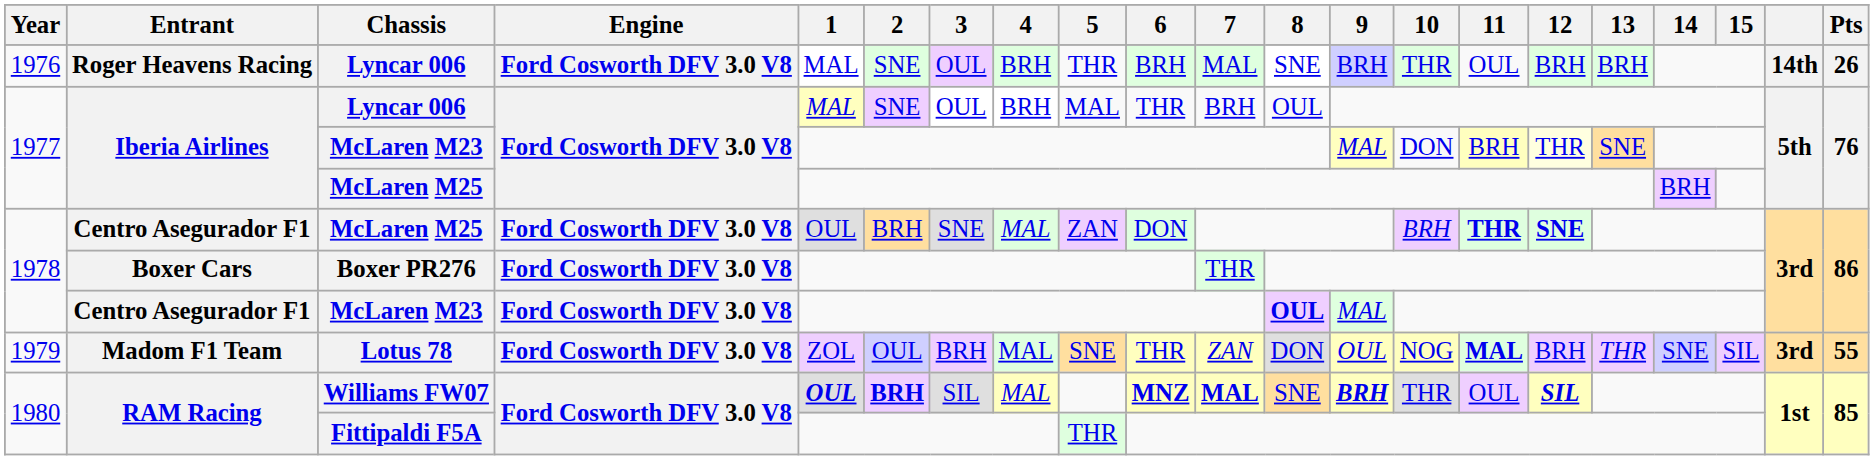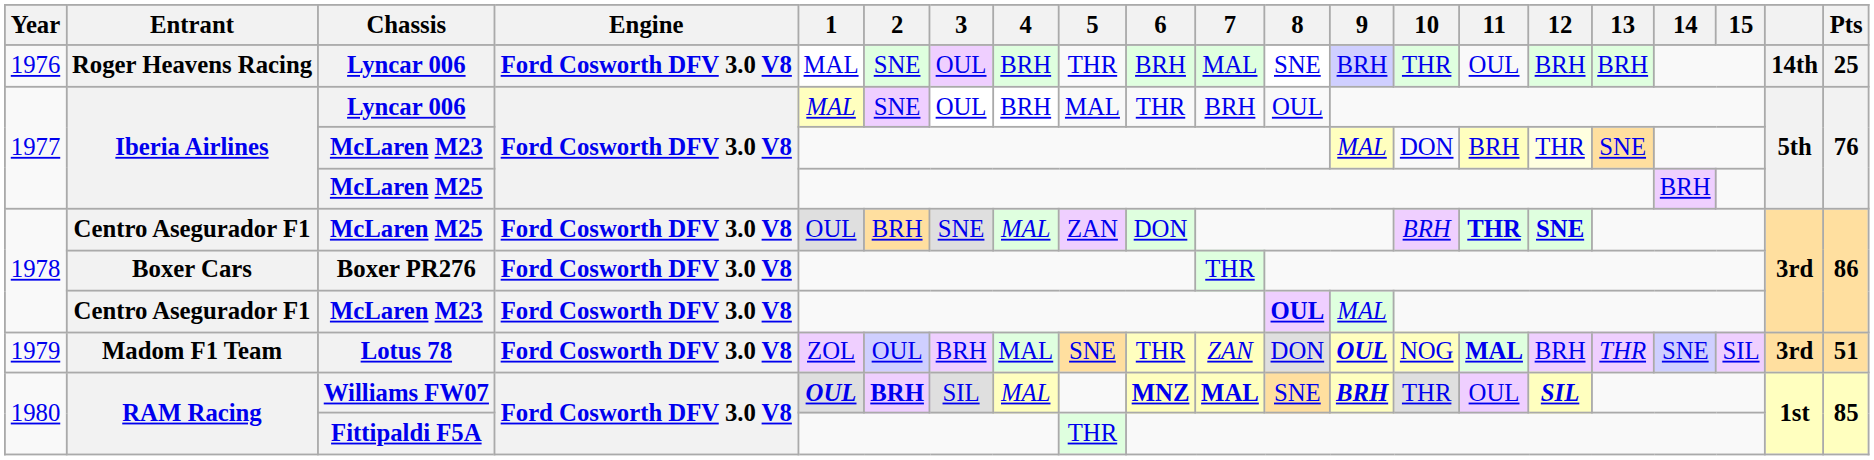(1846, 65) 26 -> (1846, 65) 25
(1362, 351) normal -> (1362, 351) bold
(1846, 351) 55 -> (1846, 351) 51
